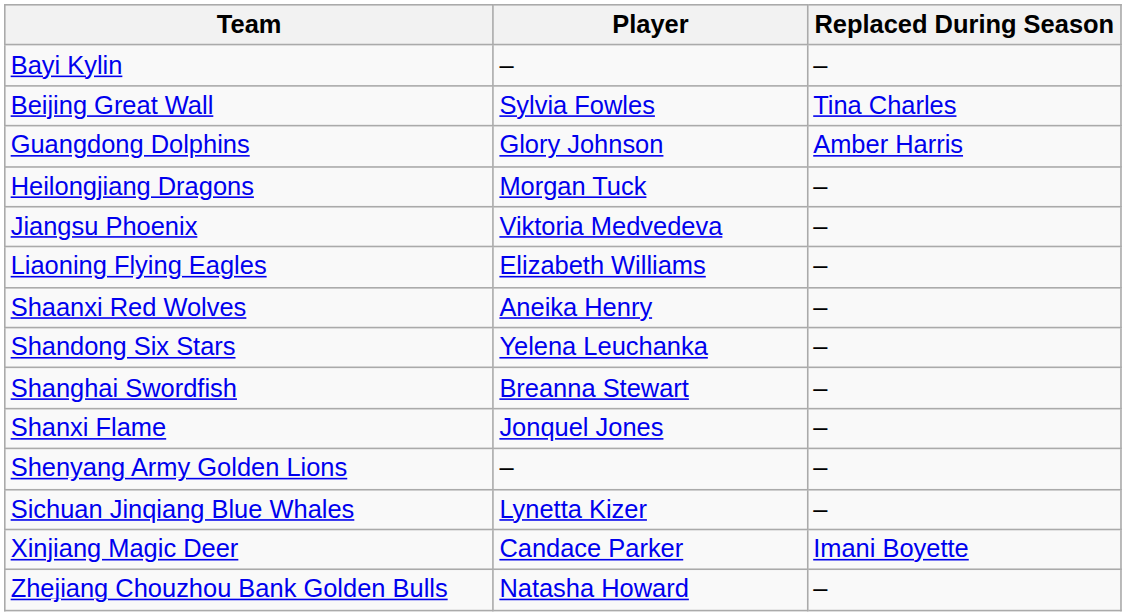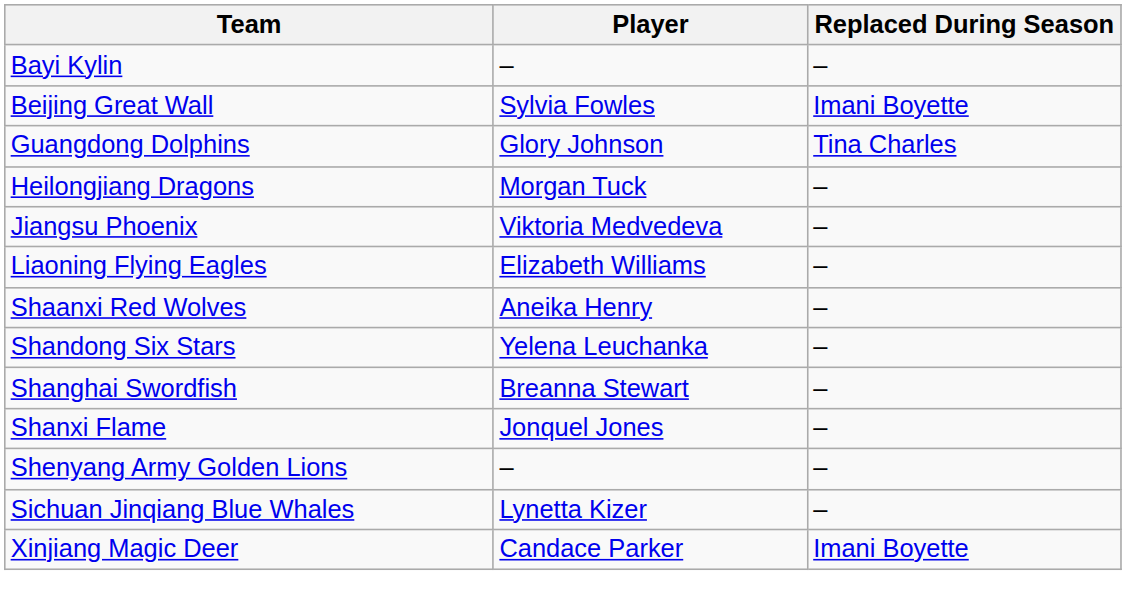(885, 105) Tina Charles -> (891, 105) Imani Boyette
(888, 145) Amber Harris -> (885, 145) Tina Charles
- row: (229, 589)
